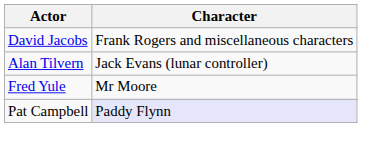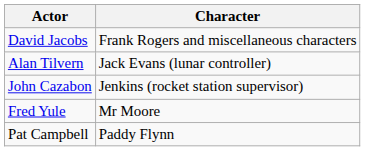+ row: (50, 87)
(133, 110) lavender background -> (136, 134) no background
